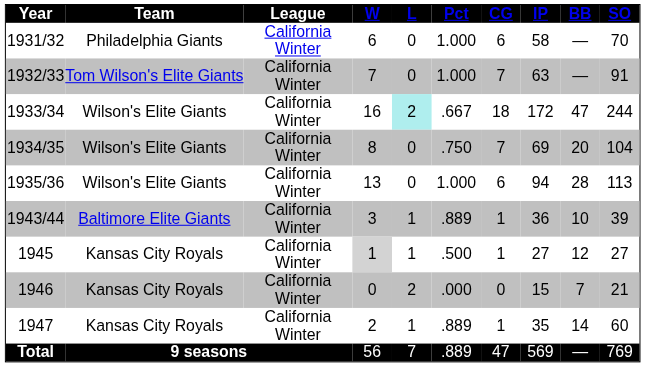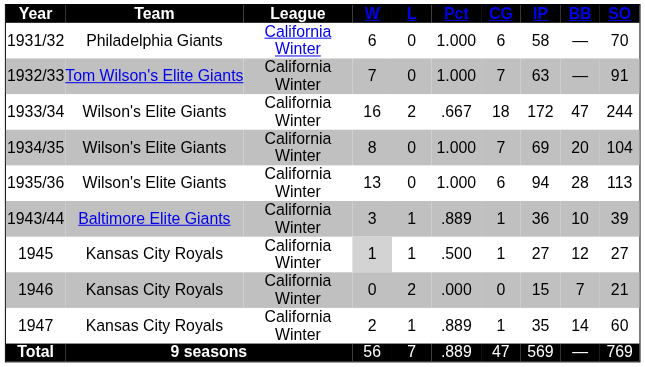(412, 111) paleturquoise background -> (412, 111) no background
(456, 147) .750 -> (456, 147) 1.000
